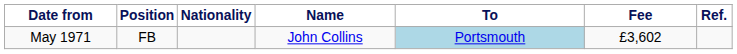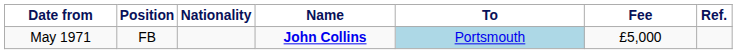(325, 38) normal -> (325, 38) bold
(640, 38) £3,602 -> (640, 38) £5,000
